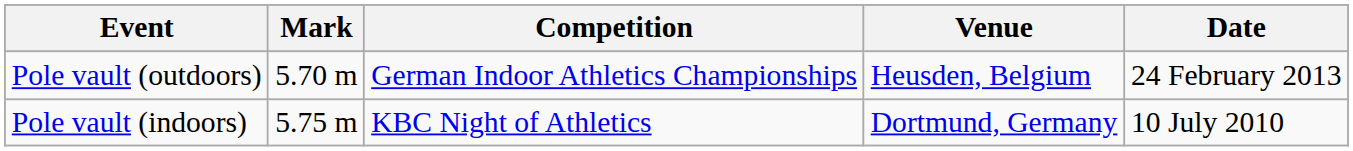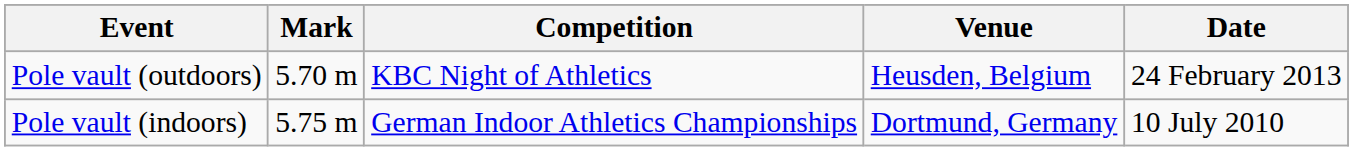(614, 74) German Indoor Athletics Championships -> (511, 74) KBC Night of Athletics
(511, 121) KBC Night of Athletics -> (614, 121) German Indoor Athletics Championships
